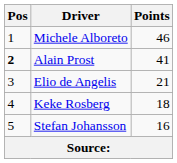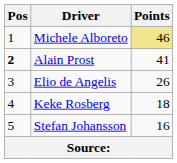(163, 37) no background -> (163, 37) khaki background
(163, 81) 21 -> (163, 81) 26
